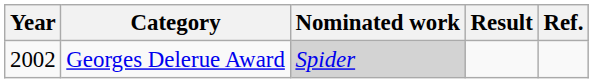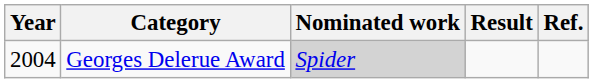(33, 58) 2002 -> (33, 58) 2004
